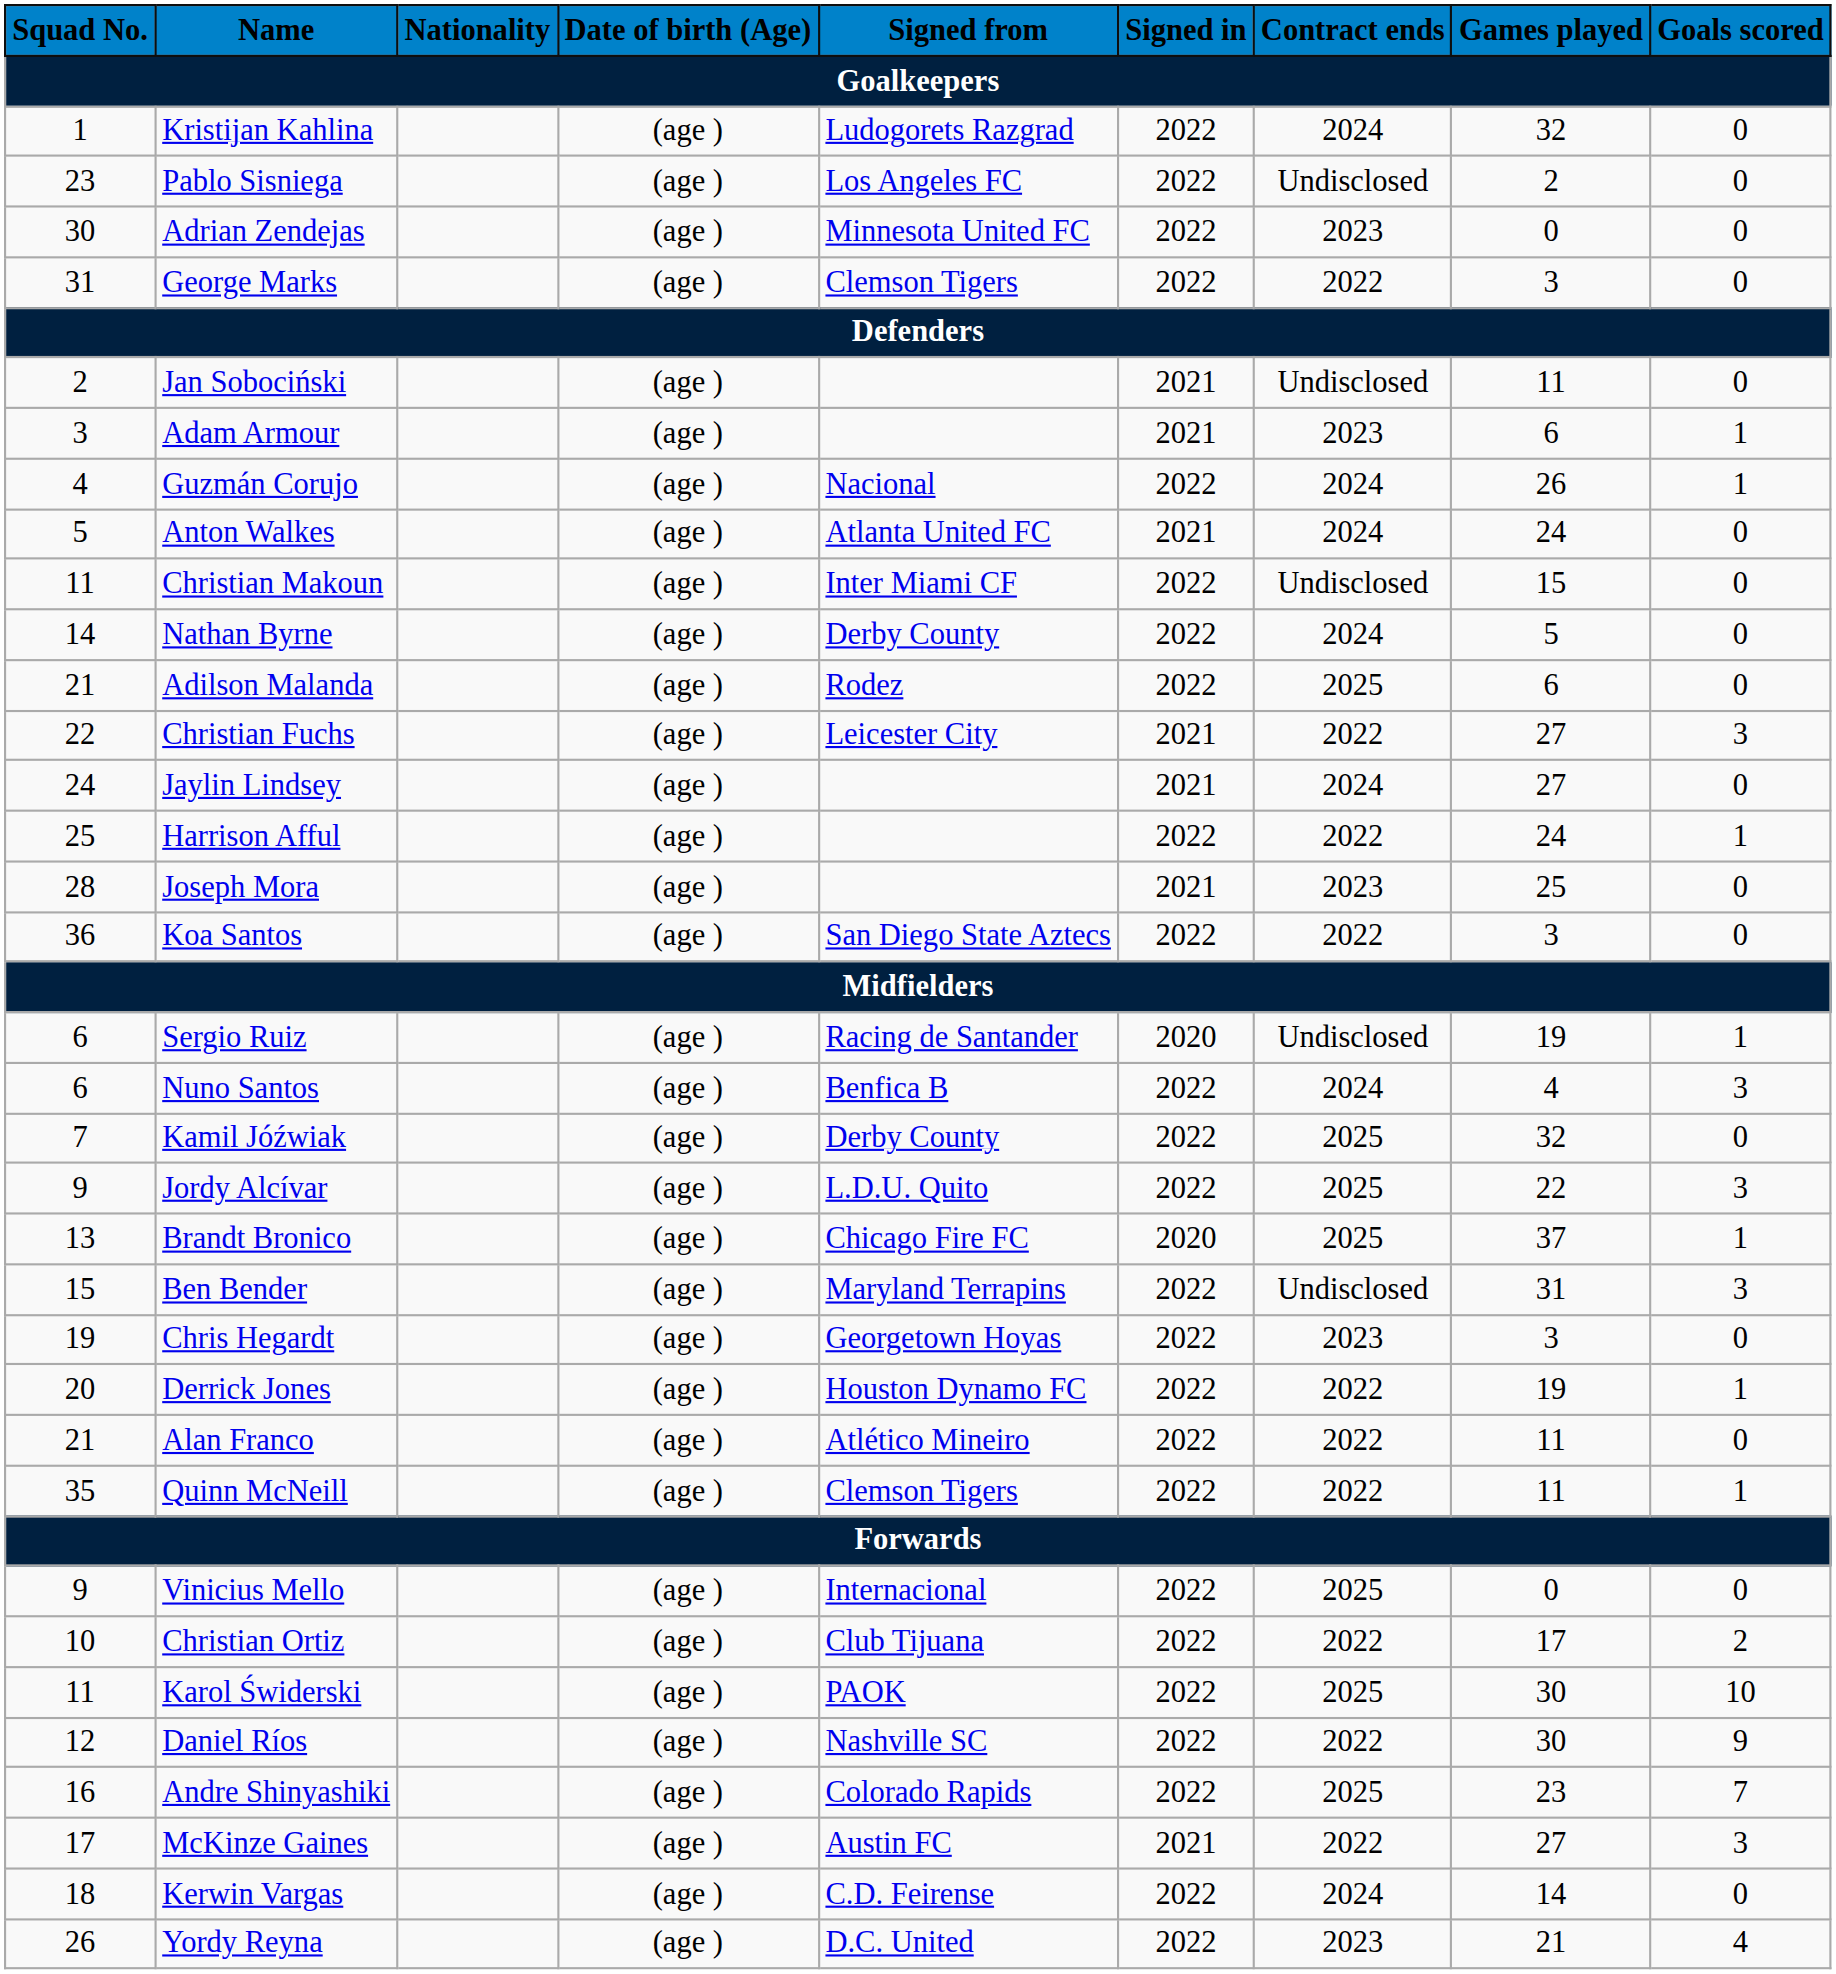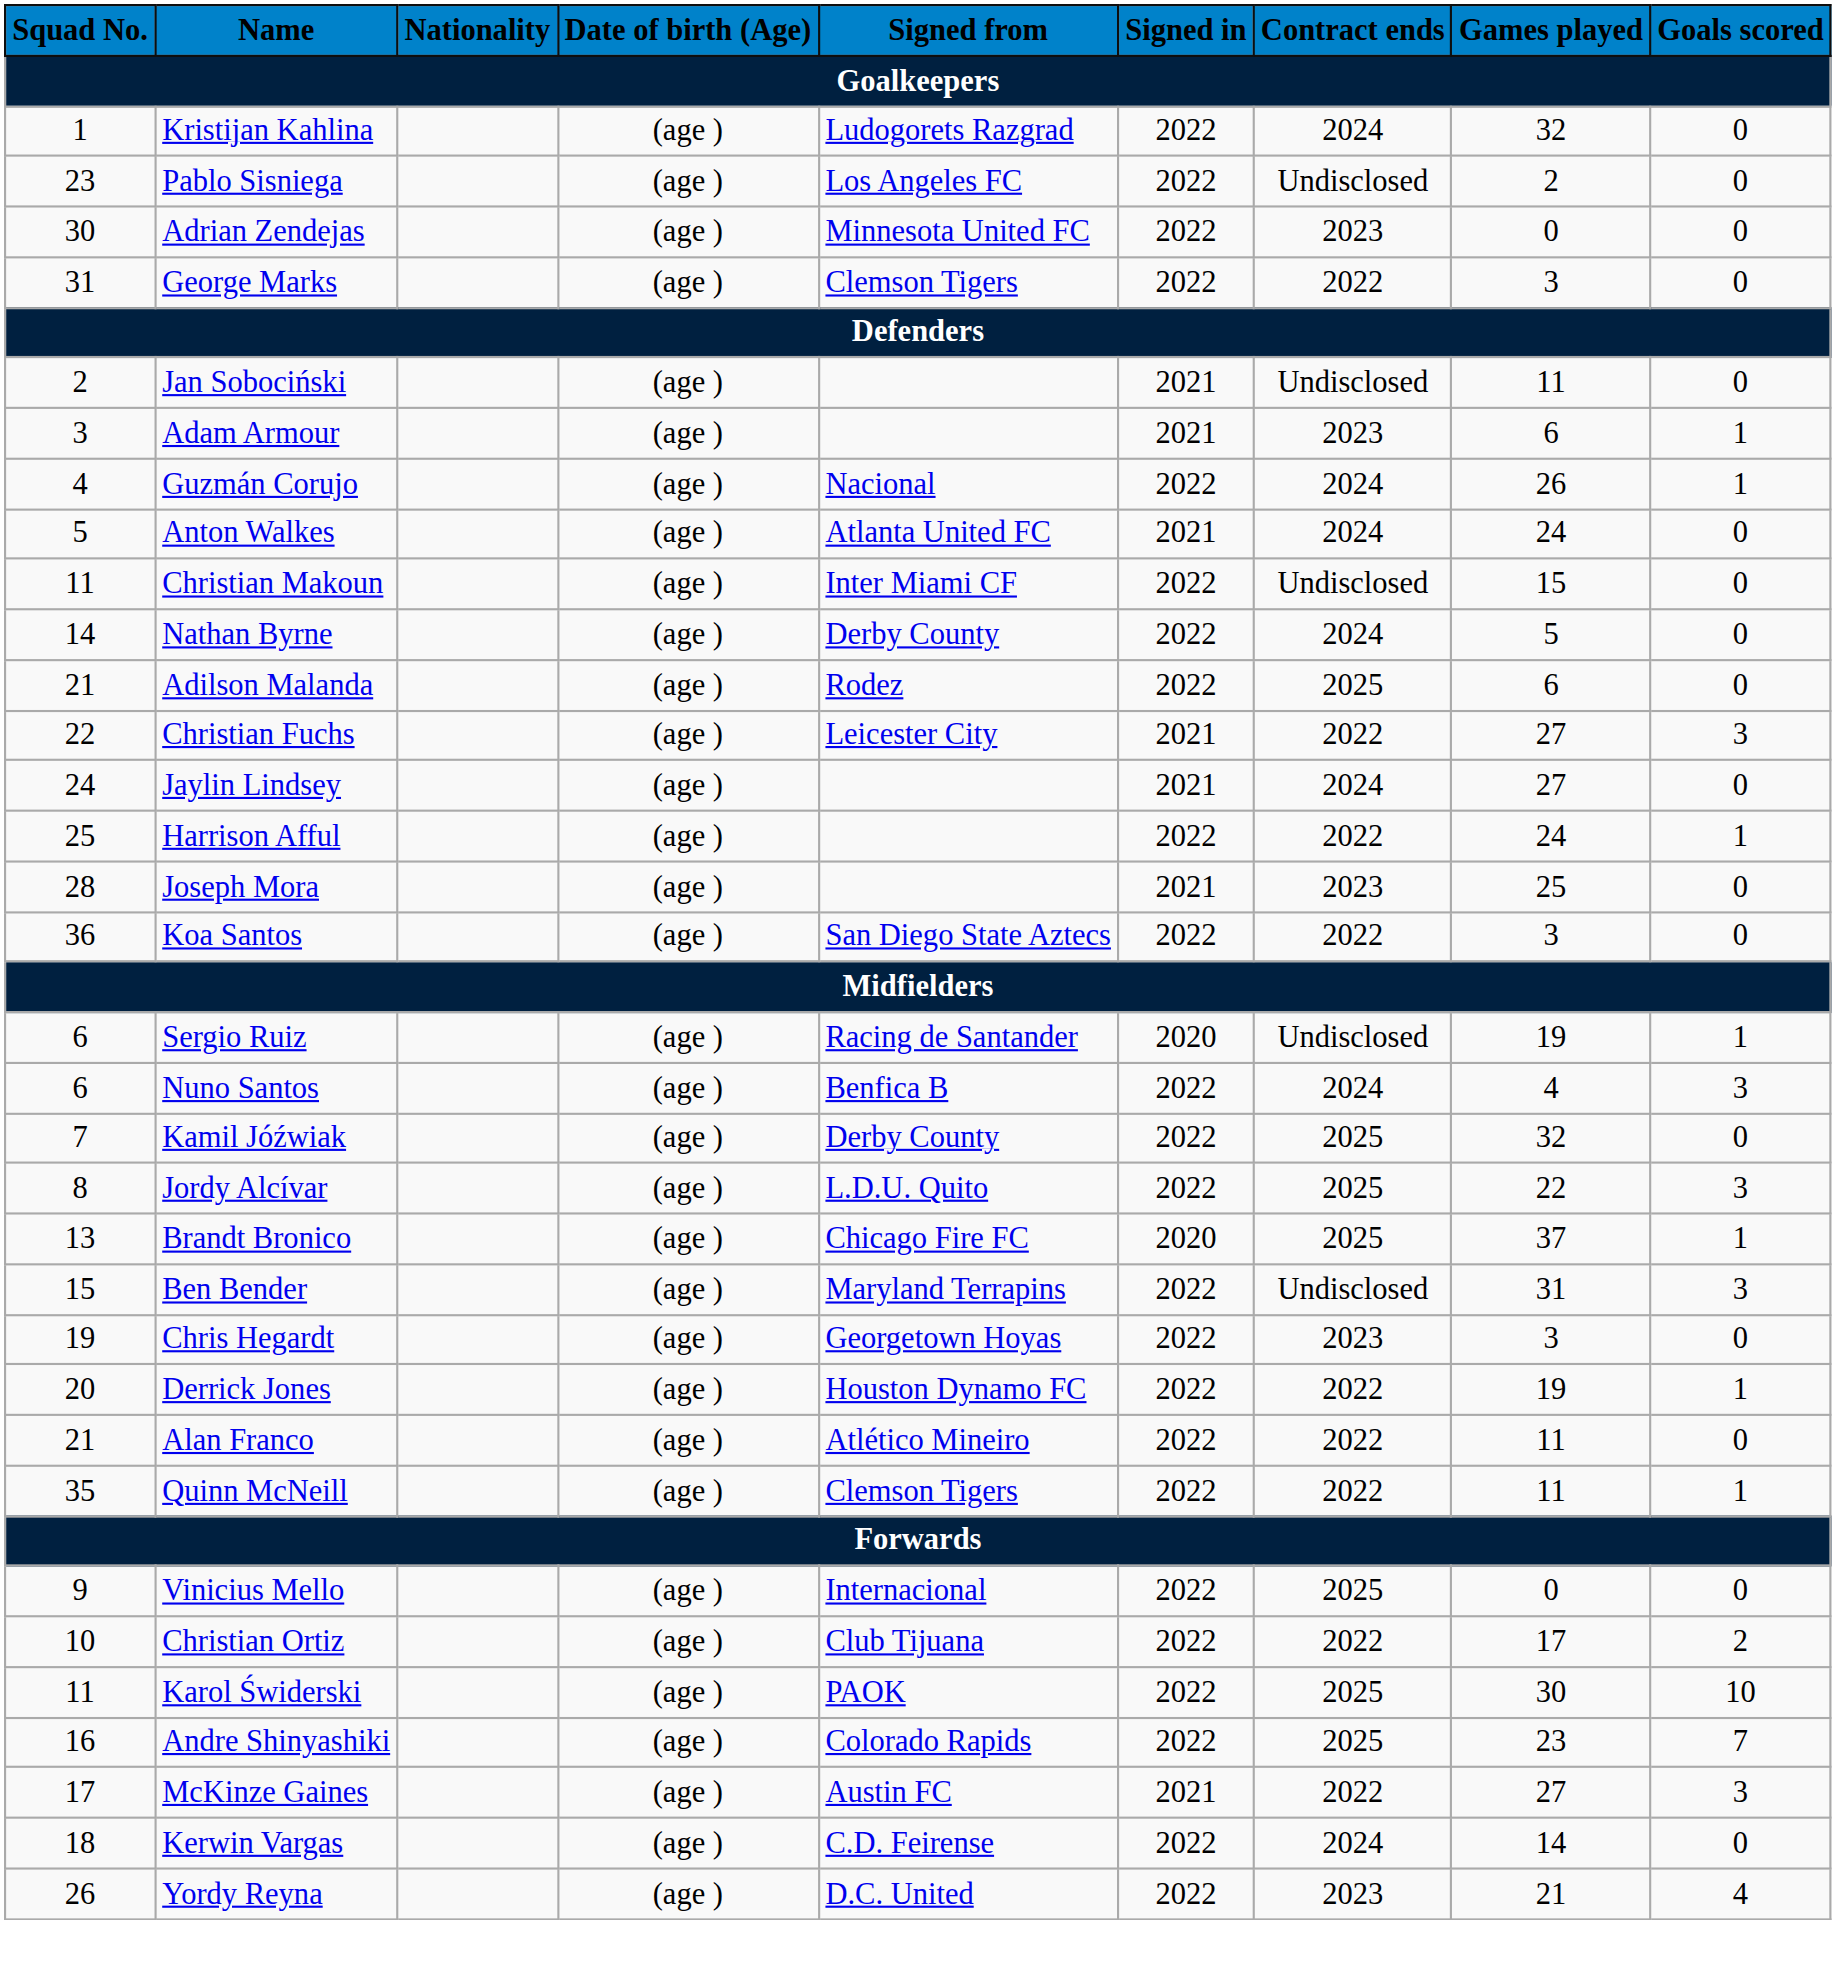(80, 1188) 9 -> (80, 1188) 8
- row: (235, 1741)
